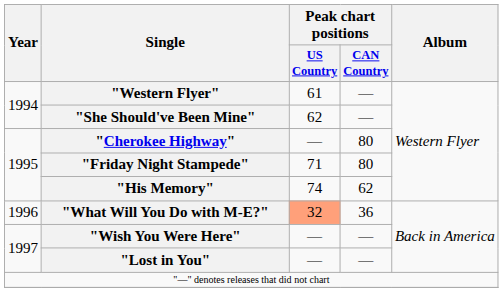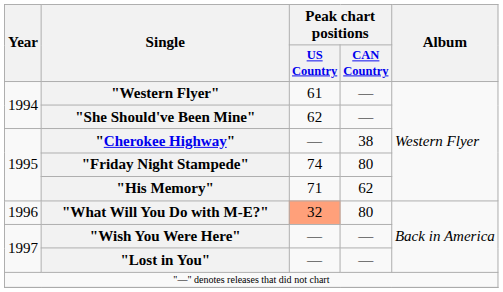(366, 140) 80 -> (366, 140) 38
(315, 164) 71 -> (315, 164) 74
(315, 188) 74 -> (315, 188) 71
(366, 212) 36 -> (366, 212) 80
